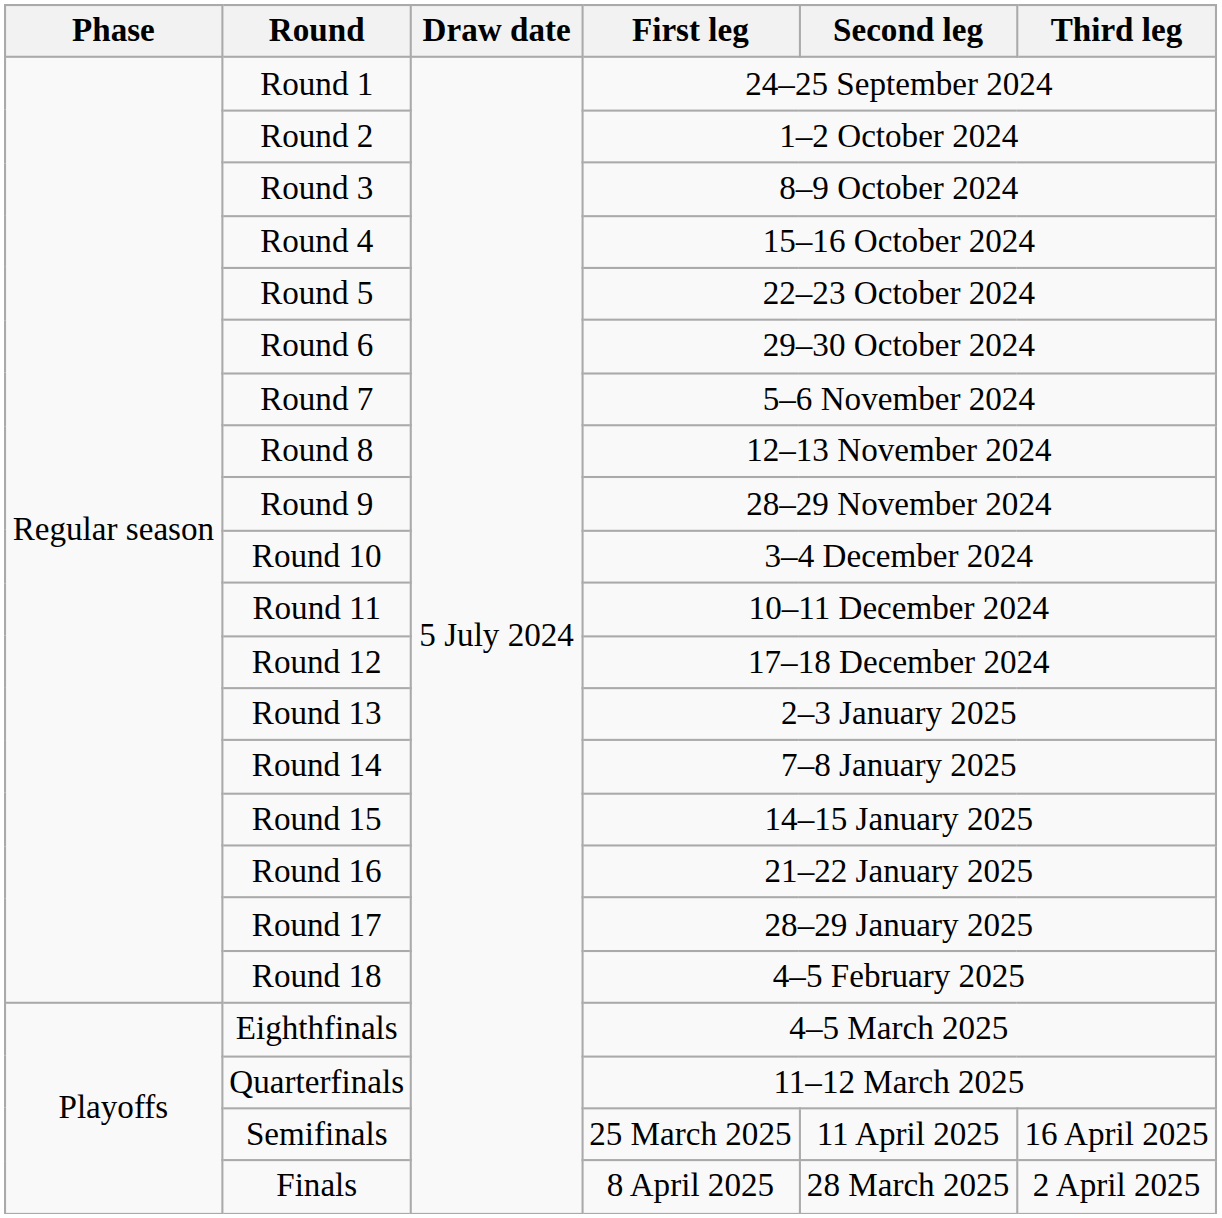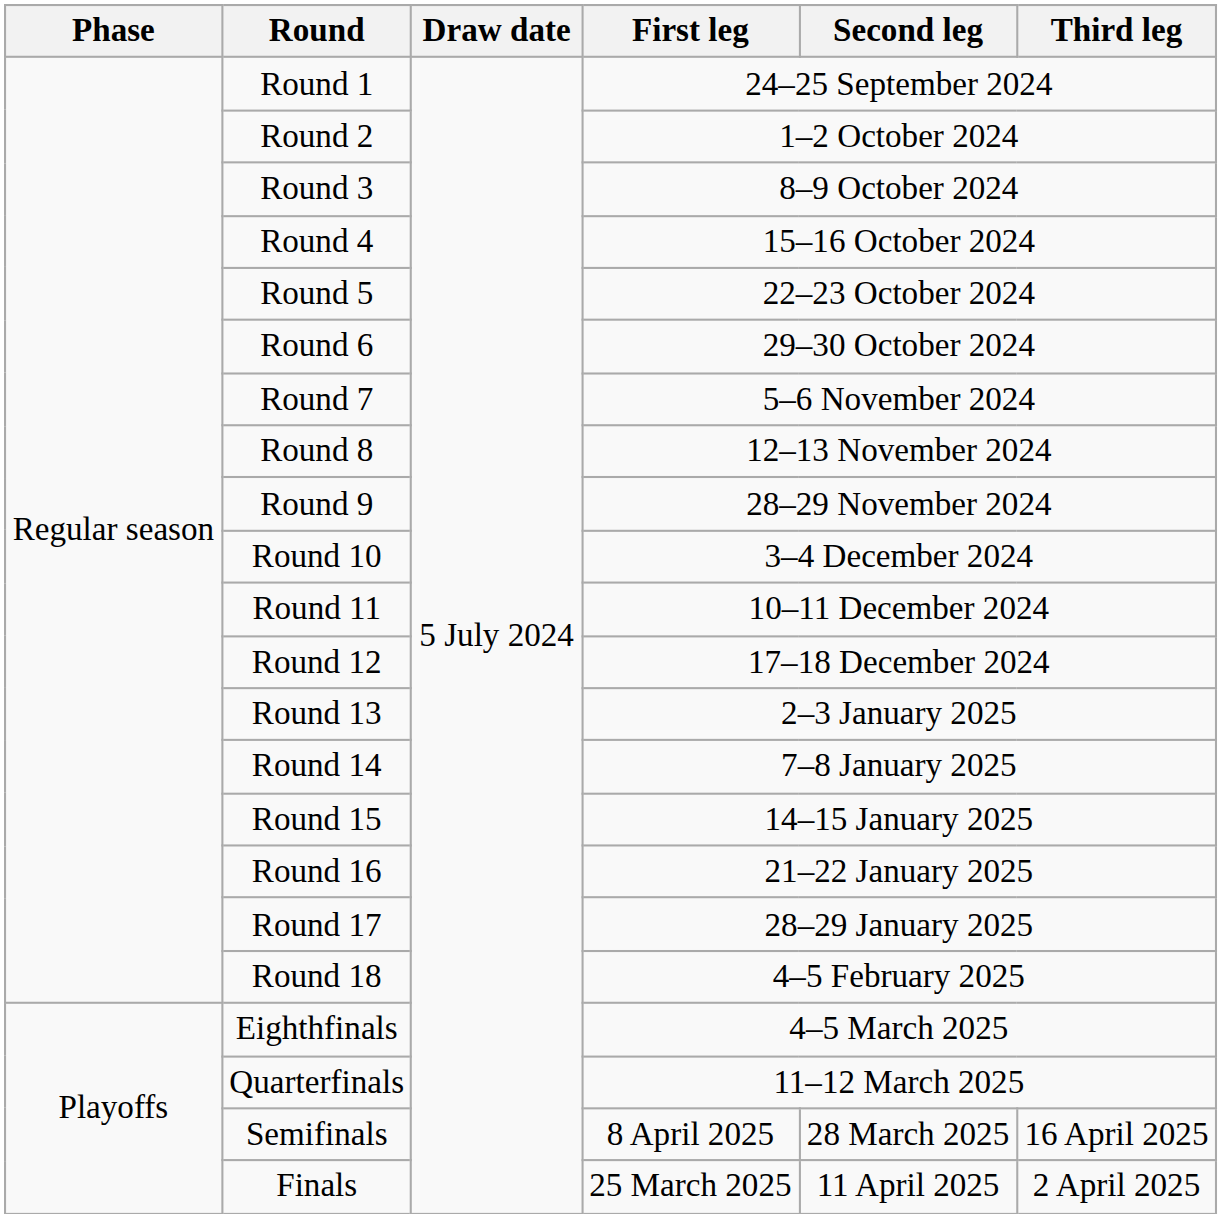(690, 1133) 25 March 2025 -> (690, 1133) 8 April 2025
(908, 1133) 11 April 2025 -> (908, 1133) 28 March 2025
(690, 1186) 8 April 2025 -> (690, 1186) 25 March 2025
(908, 1186) 28 March 2025 -> (908, 1186) 11 April 2025
